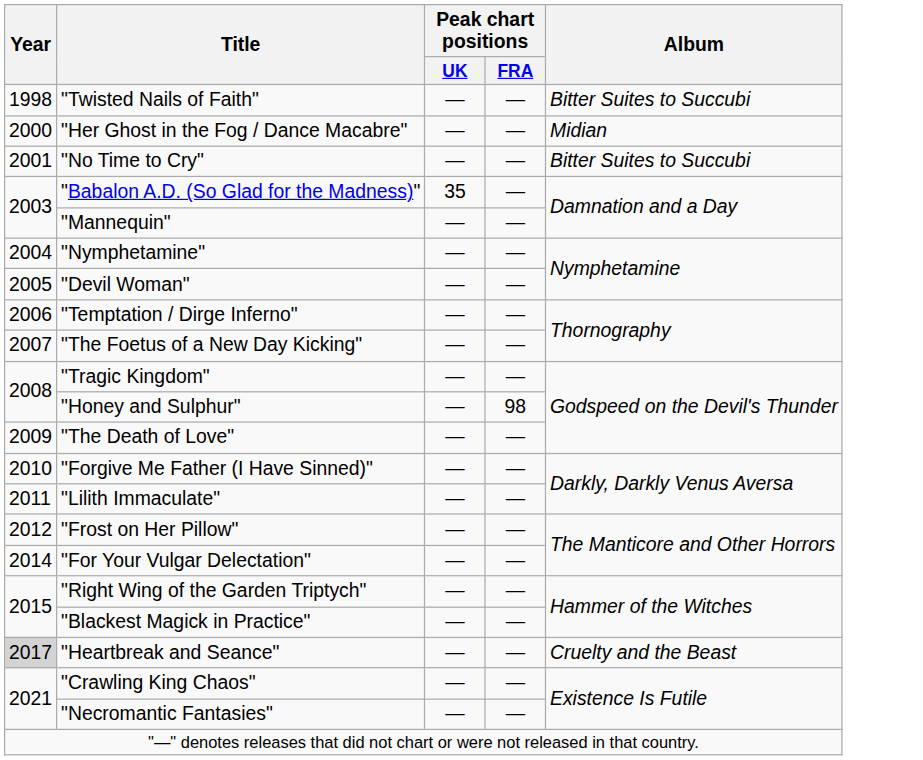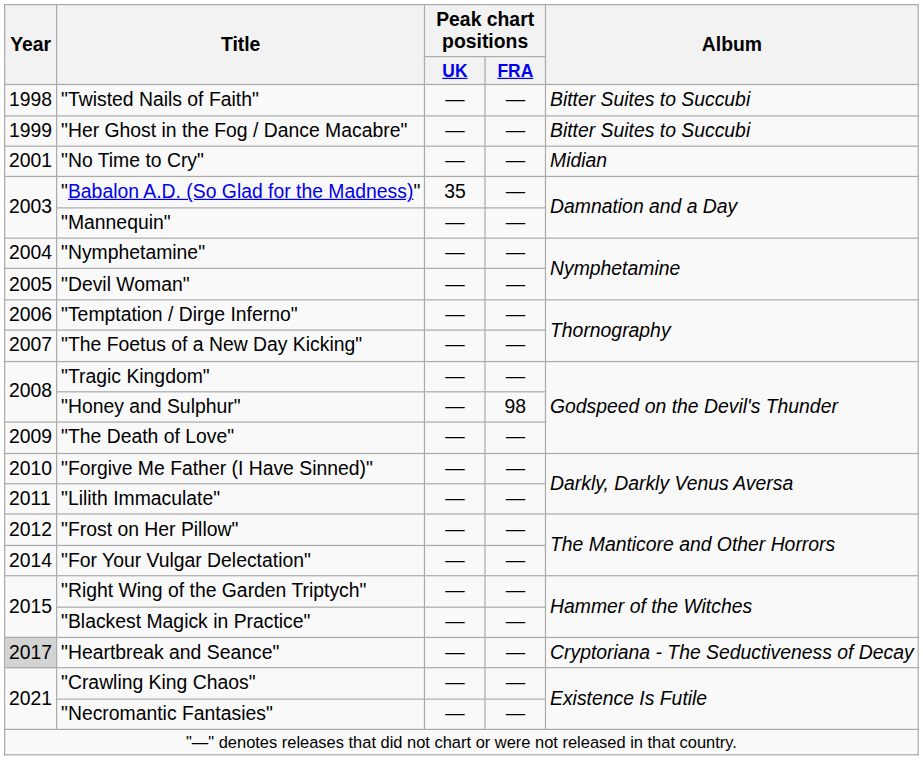(31, 130) 2000 -> (31, 130) 1999
(579, 130) Midian -> (650, 130) Bitter Suites to Succubi
(650, 161) Bitter Suites to Succubi -> (579, 161) Midian
(643, 652) Cruelty and the Beast -> (732, 652) Cryptoriana - The Seductiveness of Decay
